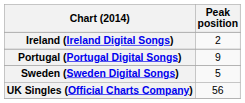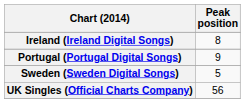(218, 40) 2 -> (218, 40) 8
